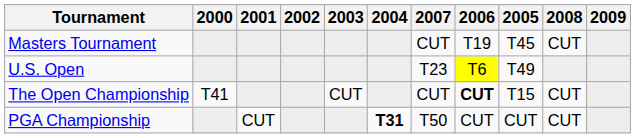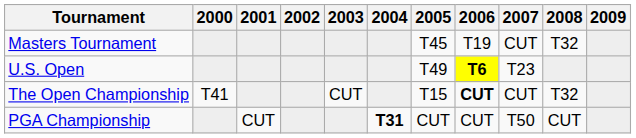columns swapped: (521, 18) <-> (433, 18)
(564, 43) CUT -> (564, 43) T32
(477, 69) normal -> (477, 69) bold
(564, 95) CUT -> (564, 95) T32
